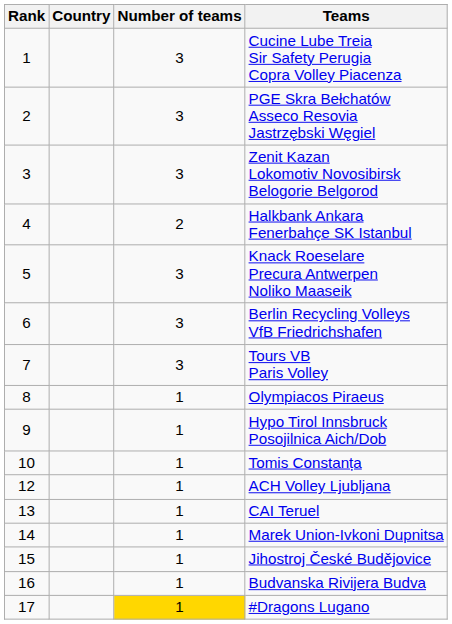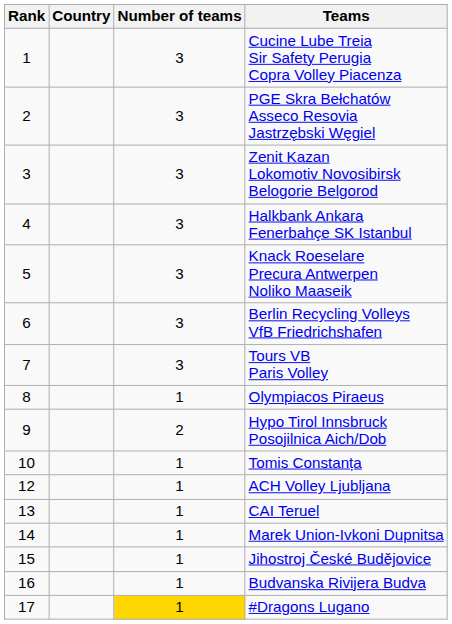(179, 224) 2 -> (179, 224) 3
(179, 430) 1 -> (179, 430) 2
